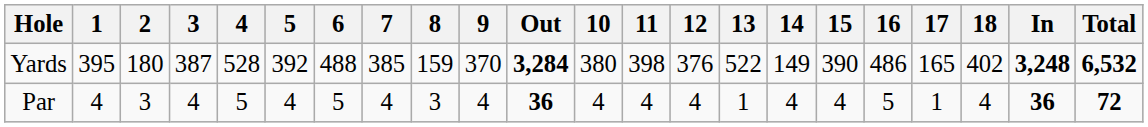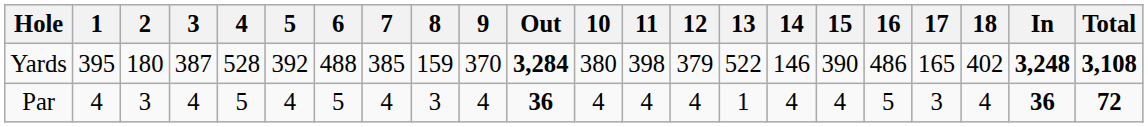(695, 63) 376 -> (695, 63) 379
(792, 63) 149 -> (792, 63) 146
(1109, 63) 6,532 -> (1109, 63) 3,108
(937, 102) 1 -> (937, 102) 3
